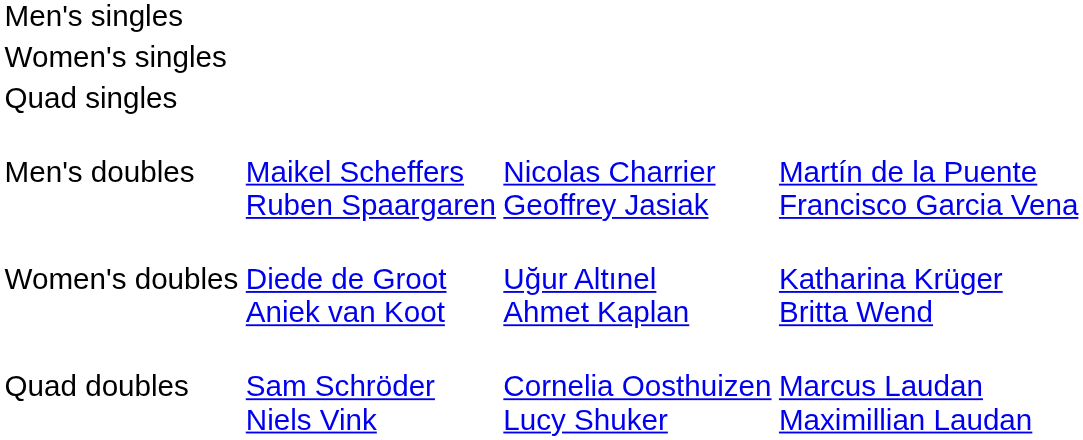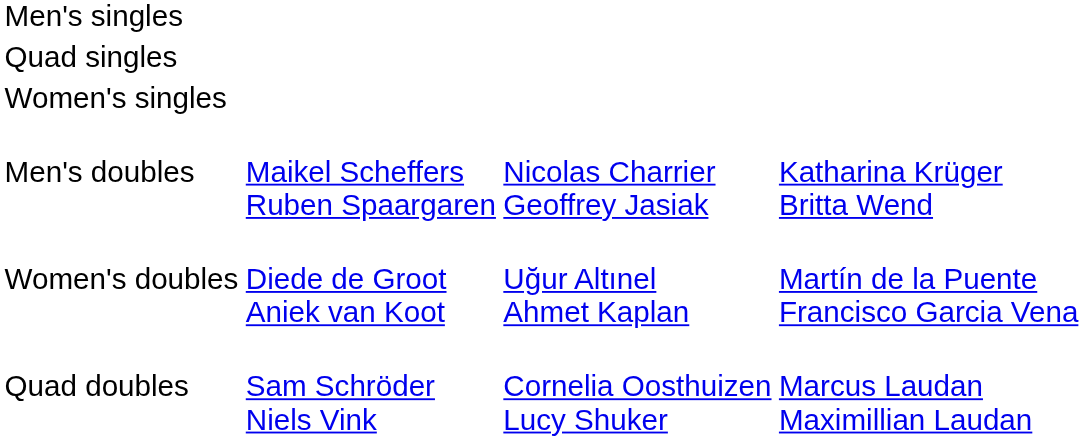rows swapped: (116, 57) <-> (91, 98)
(929, 188) Martín de la Puente Francisco Garcia Vena -> (891, 188) Katharina Krüger Britta Wend
(891, 296) Katharina Krüger Britta Wend -> (929, 296) Martín de la Puente Francisco Garcia Vena
